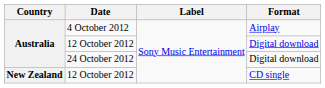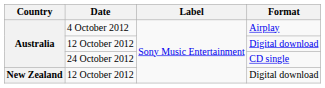(284, 59) Digital download -> (269, 59) CD single
(269, 75) CD single -> (284, 75) Digital download
